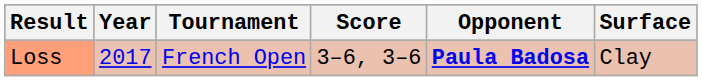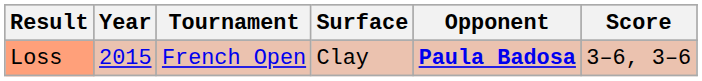columns swapped: (645, 23) <-> (369, 23)
(125, 58) 2017 -> (125, 58) 2015
